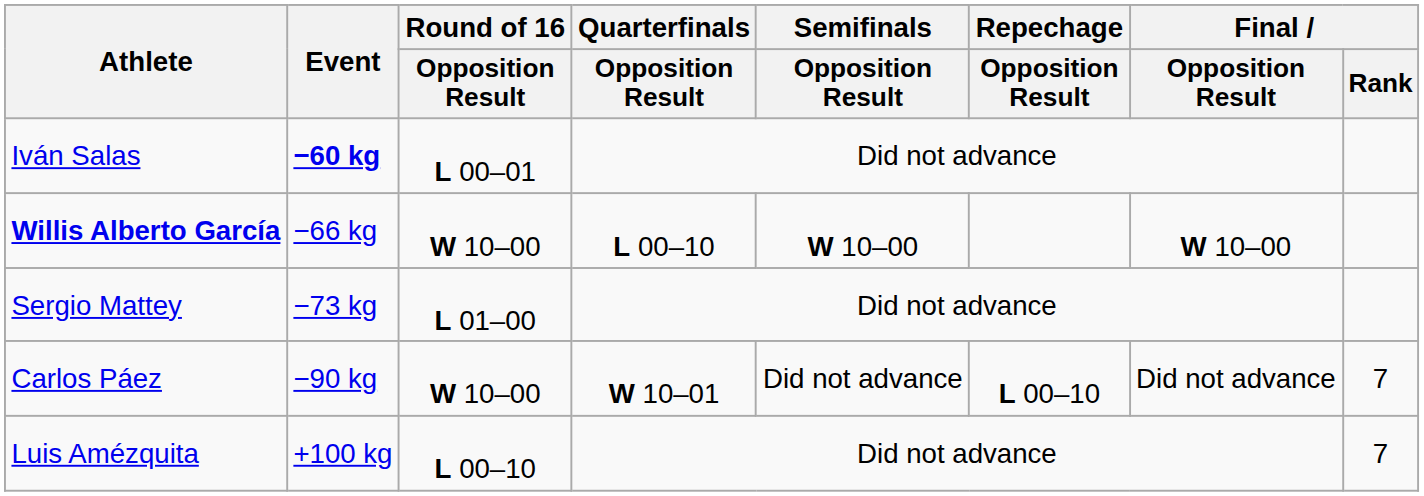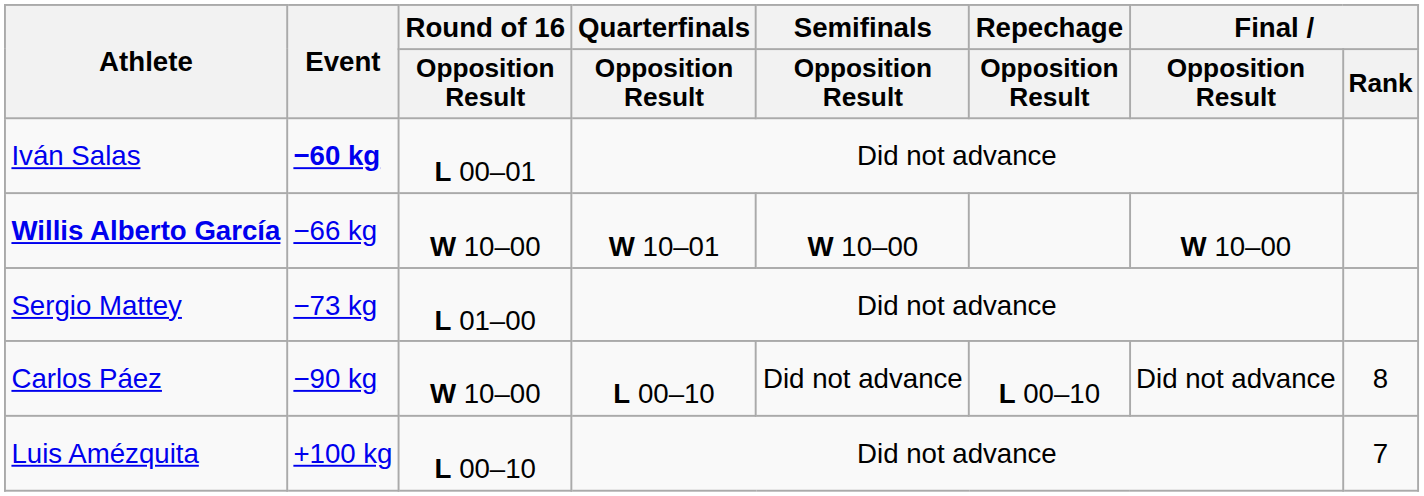(664, 246) L 00–10 -> (664, 246) W 10–01
(664, 395) W 10–01 -> (664, 395) L 00–10
(1381, 379) 7 -> (1381, 379) 8
